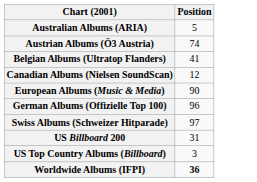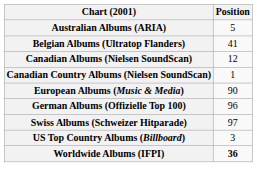- row: (90, 43)
+ row: (109, 75)
- row: (90, 138)
